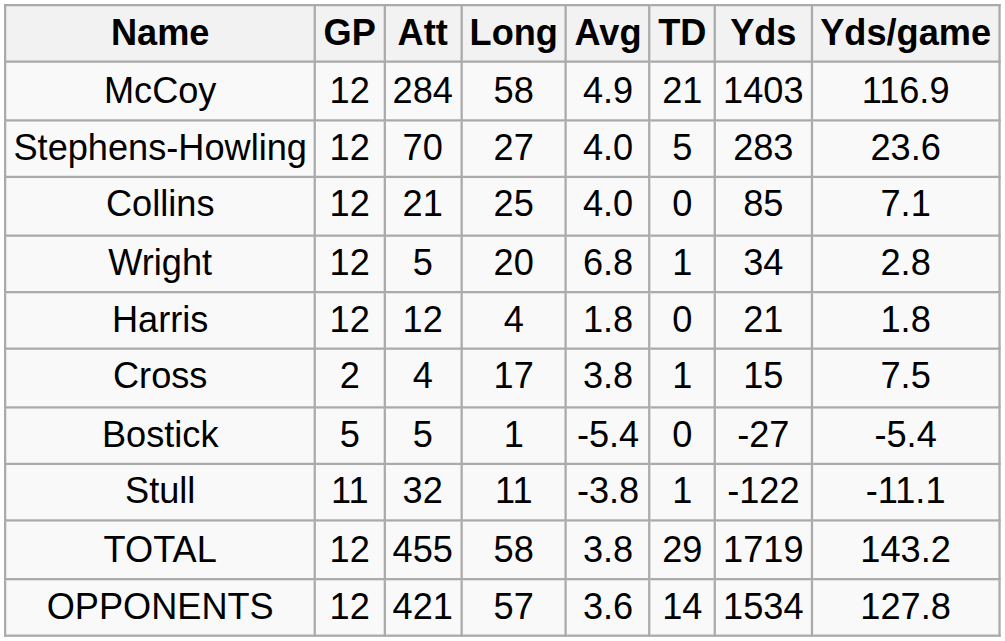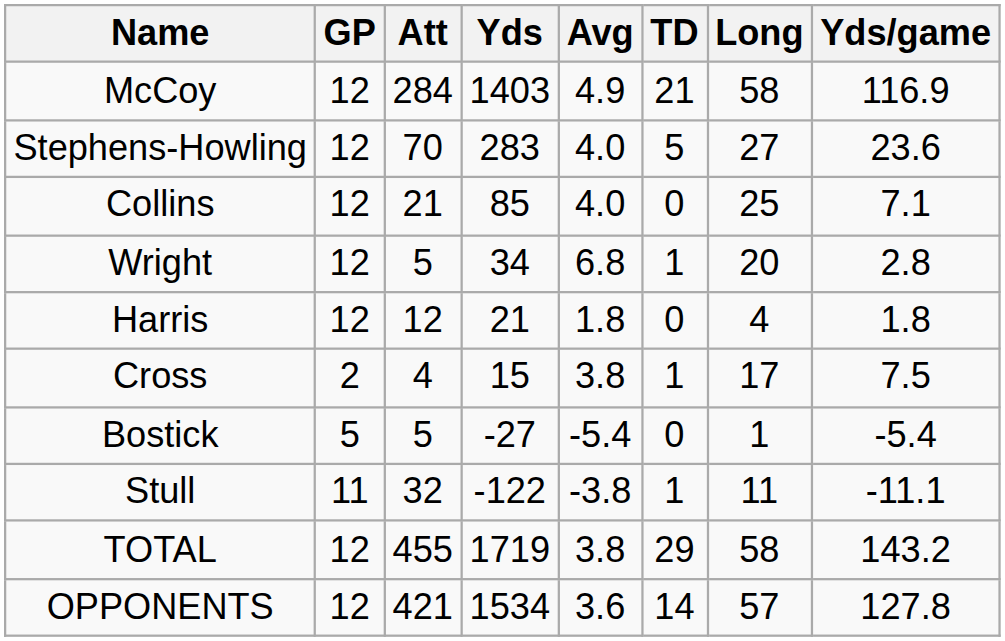columns swapped: (763, 33) <-> (514, 33)
